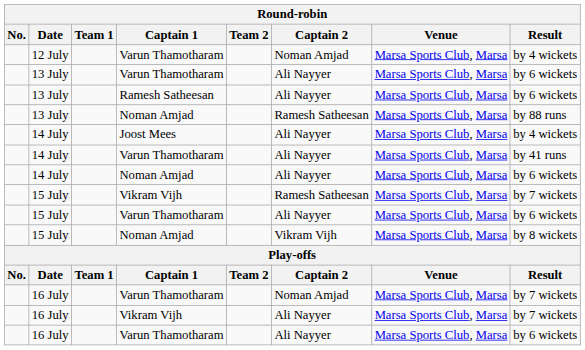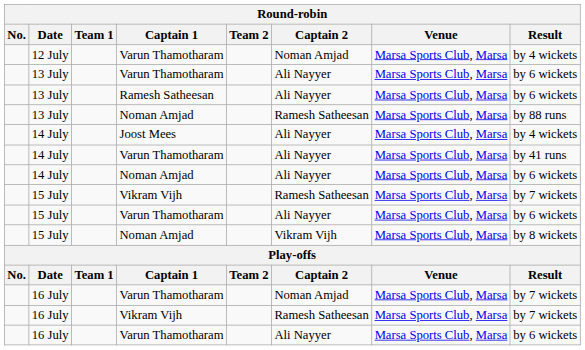(303, 315) Ali Nayyer -> (322, 315) Ramesh Satheesan
